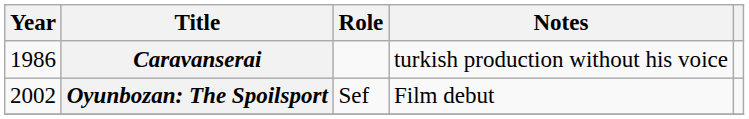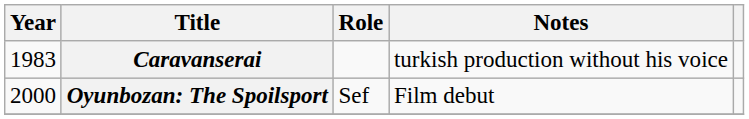(33, 59) 1986 -> (33, 59) 1983
(33, 95) 2002 -> (33, 95) 2000
